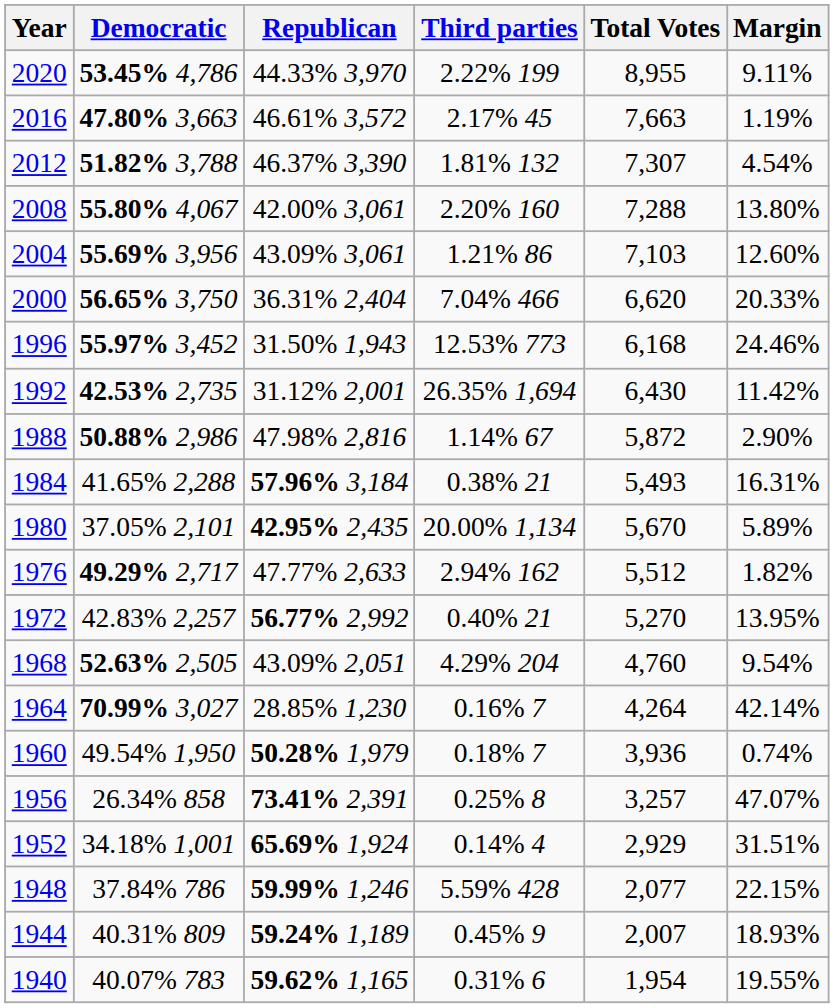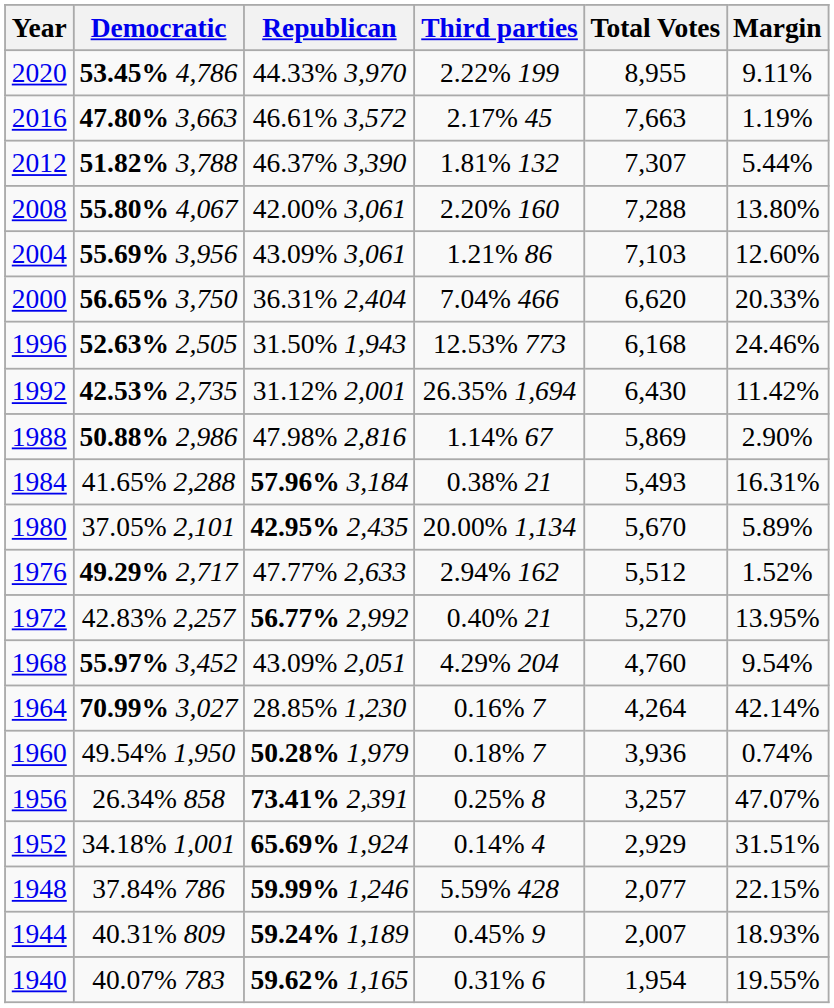(777, 163) 4.54% -> (777, 163) 5.44%
(159, 344) 55.97% 3,452 -> (159, 344) 52.63% 2,505
(655, 435) 5,872 -> (655, 435) 5,869
(777, 571) 1.82% -> (777, 571) 1.52%
(159, 662) 52.63% 2,505 -> (159, 662) 55.97% 3,452
